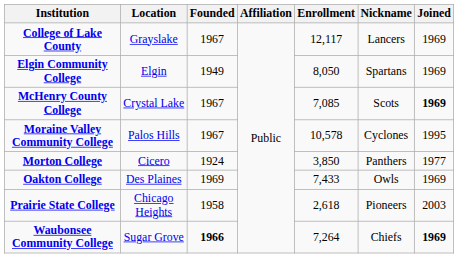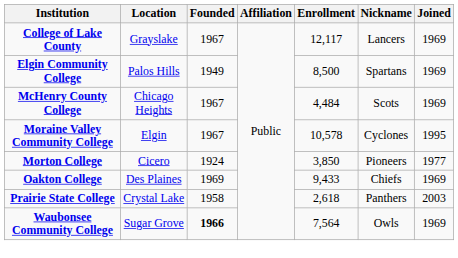(154, 71) Elgin -> (154, 71) Palos Hills
(326, 71) 8,050 -> (326, 71) 8,500
(154, 103) Crystal Lake -> (154, 103) Chicago Heights
(326, 103) 7,085 -> (326, 103) 4,484
(434, 103) bold -> (434, 103) normal
(154, 135) Palos Hills -> (154, 135) Elgin
(386, 161) Panthers -> (386, 161) Pioneers
(326, 179) 7,433 -> (326, 179) 9,433
(386, 179) Owls -> (386, 179) Chiefs
(154, 205) Chicago Heights -> (154, 198) Crystal Lake
(386, 205) Pioneers -> (386, 198) Panthers
(326, 237) 7,264 -> (326, 224) 7,564
(386, 237) Chiefs -> (386, 224) Owls
(434, 237) bold -> (434, 224) normal
